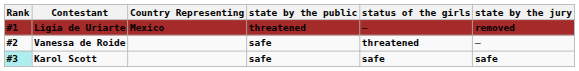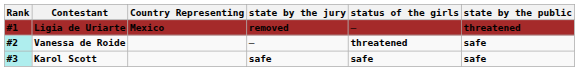columns swapped: (303, 12) <-> (523, 12)
(12, 43) no background -> (12, 43) paleturquoise background
